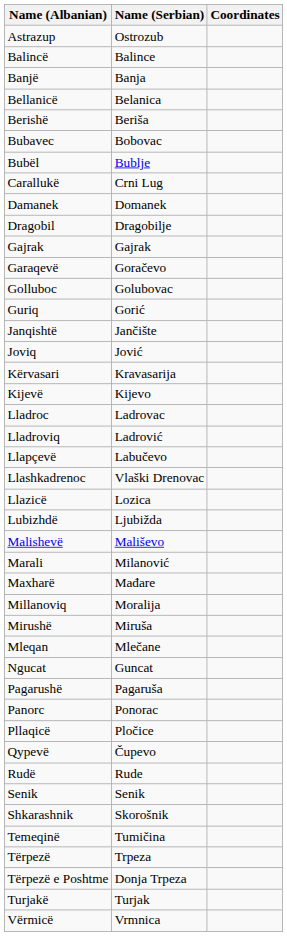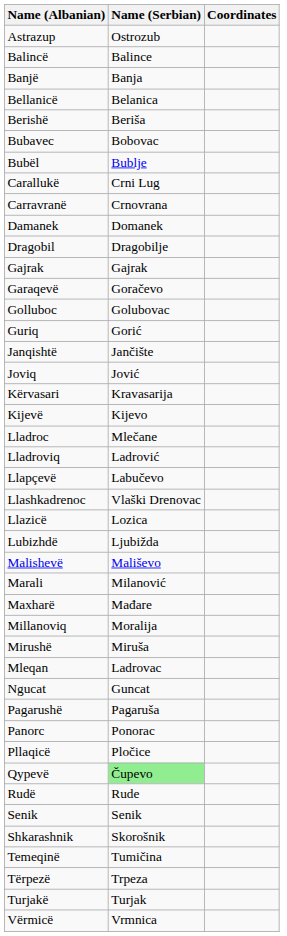+ row: (37, 204)
(140, 415) Ladrovac -> (134, 436) Mlečane
(137, 646) Mlečane -> (136, 667) Ladrovac
(135, 752) no background -> (132, 773) lightgreen background
- row: (58, 878)
